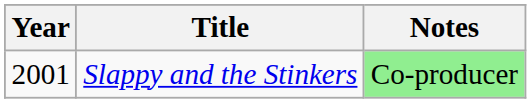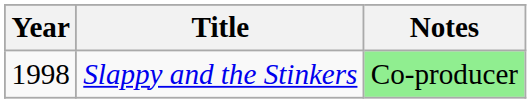(41, 73) 2001 -> (41, 73) 1998
